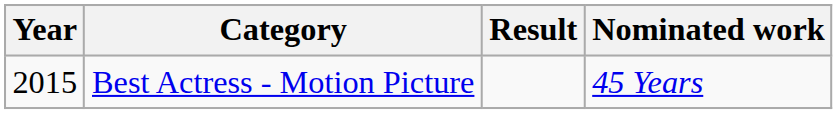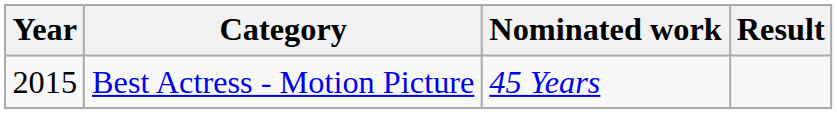columns swapped: (708, 30) <-> (533, 30)
